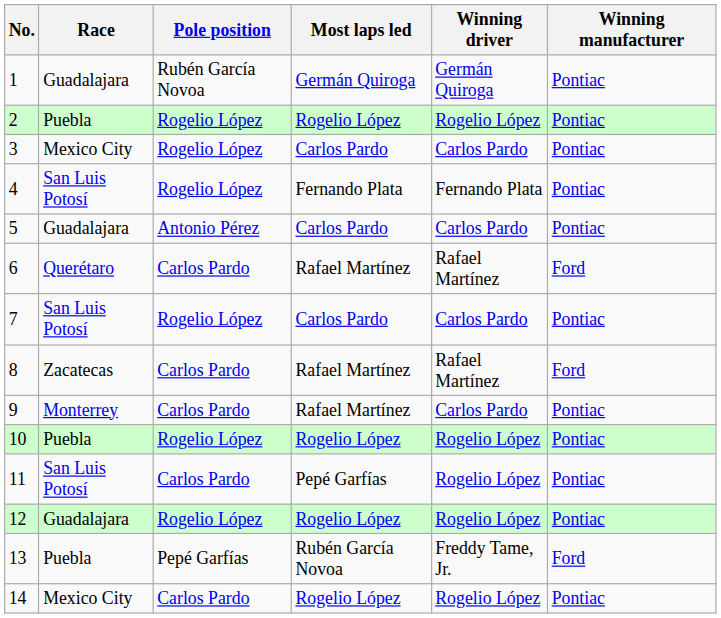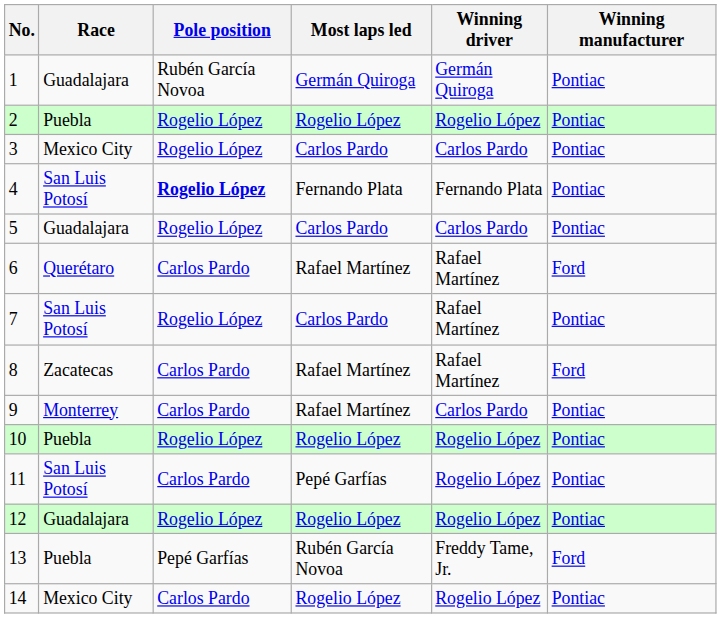(210, 189) normal -> (211, 189) bold
(208, 229) Antonio Pérez -> (210, 229) Rogelio López
(481, 319) Carlos Pardo -> (467, 319) Rafael Martínez
